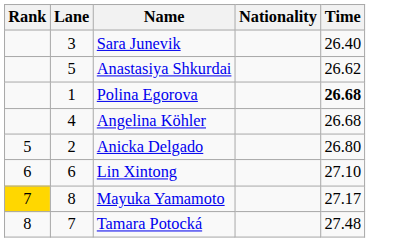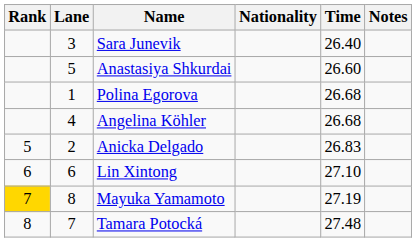+ column: (388, 17)
(343, 69) 26.62 -> (343, 69) 26.60
(343, 95) bold -> (343, 95) normal
(343, 146) 26.80 -> (343, 146) 26.83
(343, 198) 27.17 -> (343, 198) 27.19
